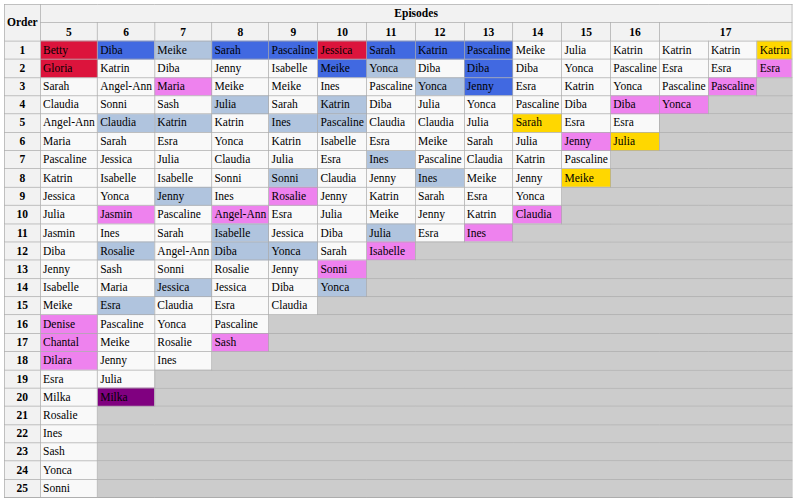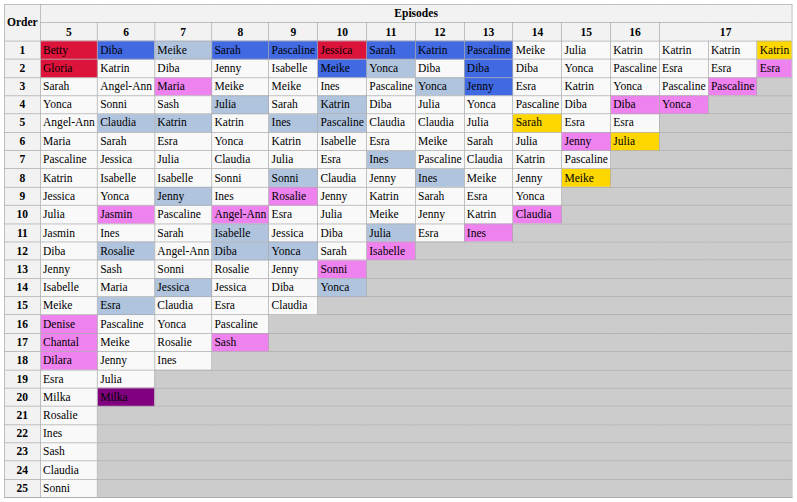(61, 104) Claudia -> (57, 104) Yonca
(57, 470) Yonca -> (61, 470) Claudia
